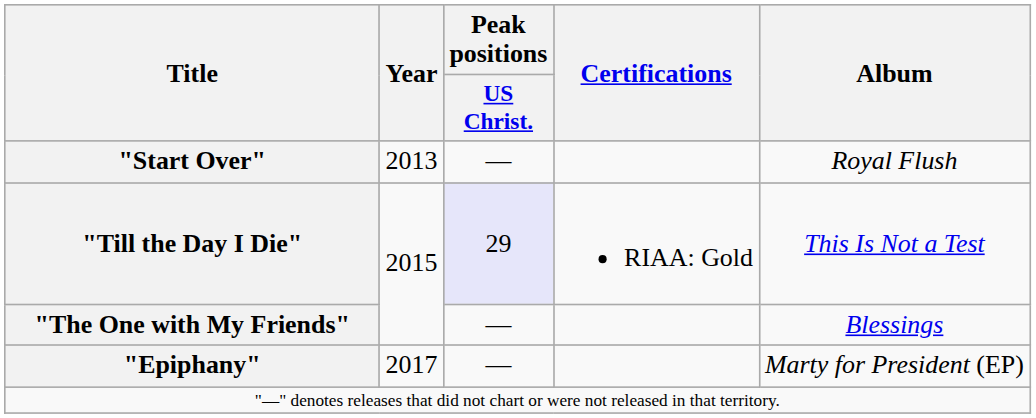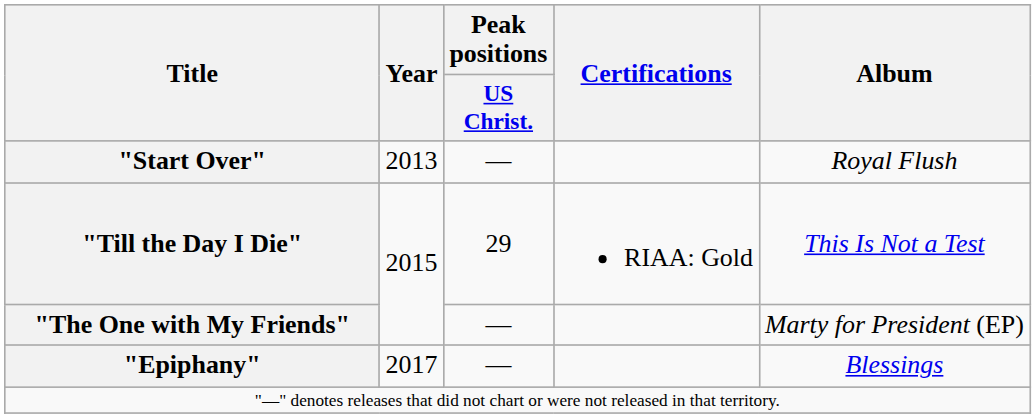(498, 242) lavender background -> (498, 242) no background
(894, 324) Blessings -> (894, 324) Marty for President (EP)
(894, 365) Marty for President (EP) -> (894, 365) Blessings
